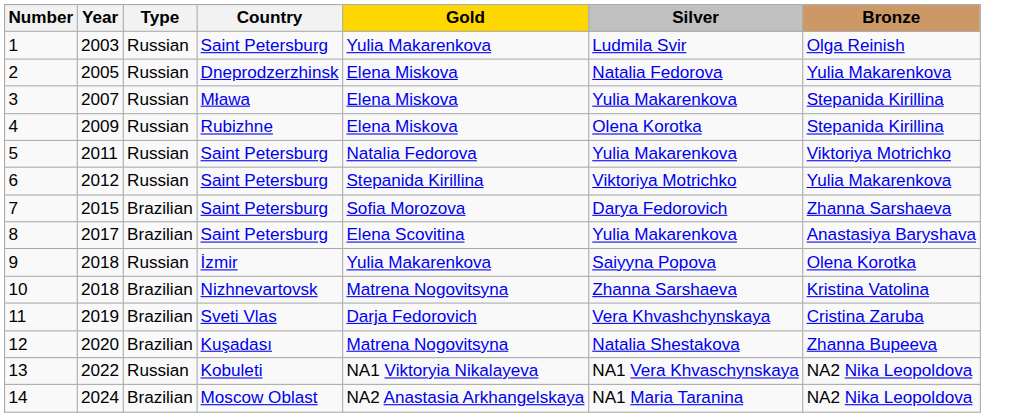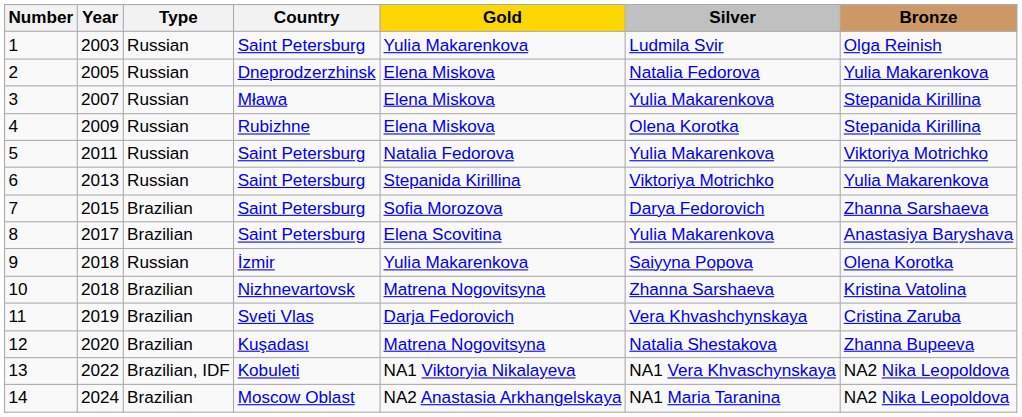(100, 180) 2012 -> (100, 180) 2013
(158, 371) Russian -> (178, 371) Brazilian, IDF
